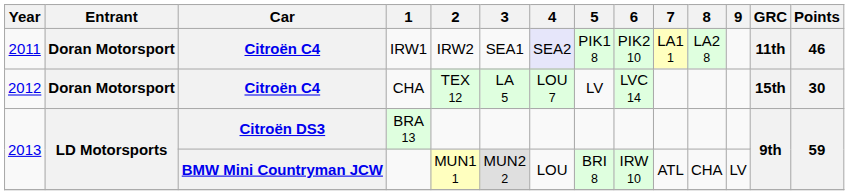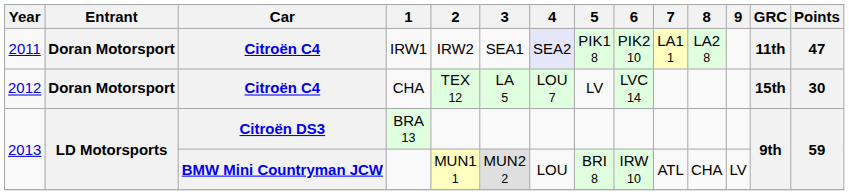(817, 49) 46 -> (817, 49) 47
